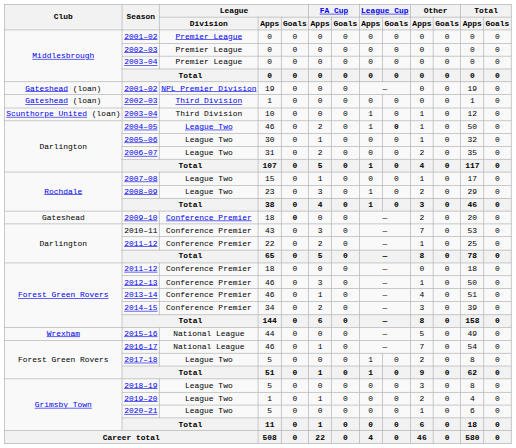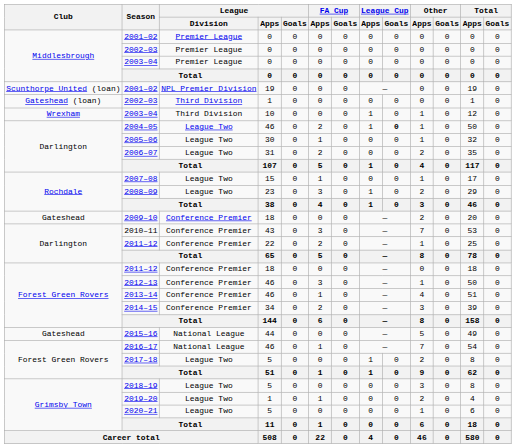(63, 88) Gateshead (loan) -> (63, 88) Scunthorpe United (loan)
(63, 114) Scunthorpe United (loan) -> (63, 114) Wrexham
(295, 218) bold -> (295, 218) normal
(63, 334) Wrexham -> (63, 334) Gateshead
